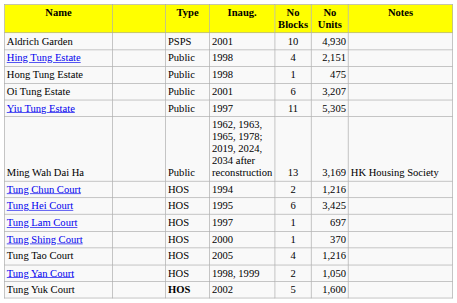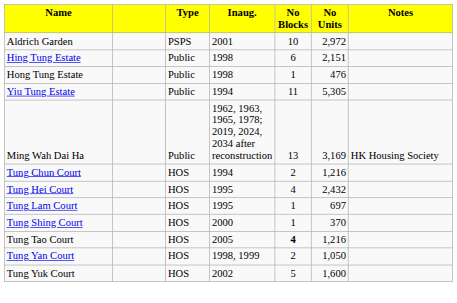(334, 41) 4,930 -> (334, 41) 2,972
(293, 58) 4 -> (293, 58) 6
(338, 74) 475 -> (338, 74) 476
- row: (38, 91)
(223, 108) 1997 -> (223, 91) 1994
(293, 206) 6 -> (293, 189) 4
(334, 206) 3,425 -> (334, 189) 2,432
(223, 223) 1997 -> (223, 206) 1995
(293, 256) normal -> (293, 239) bold
(179, 289) bold -> (179, 273) normal
